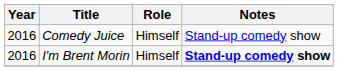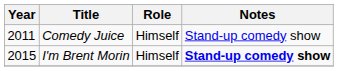(22, 35) 2016 -> (21, 35) 2011
(22, 55) 2016 -> (22, 55) 2015
